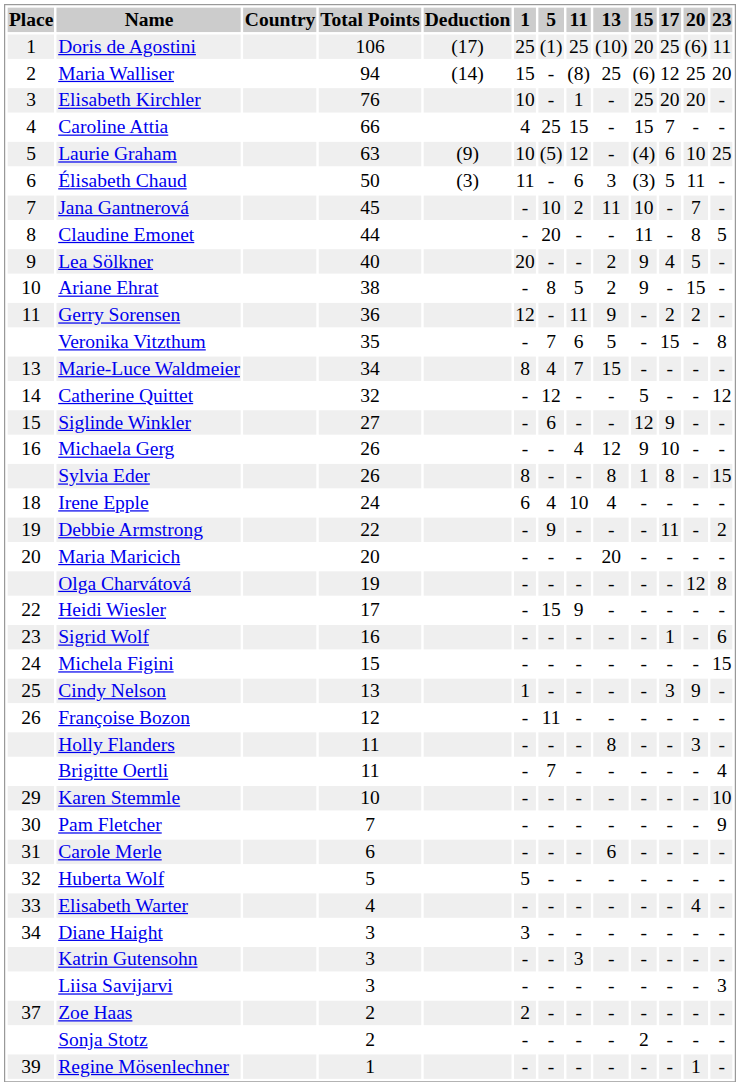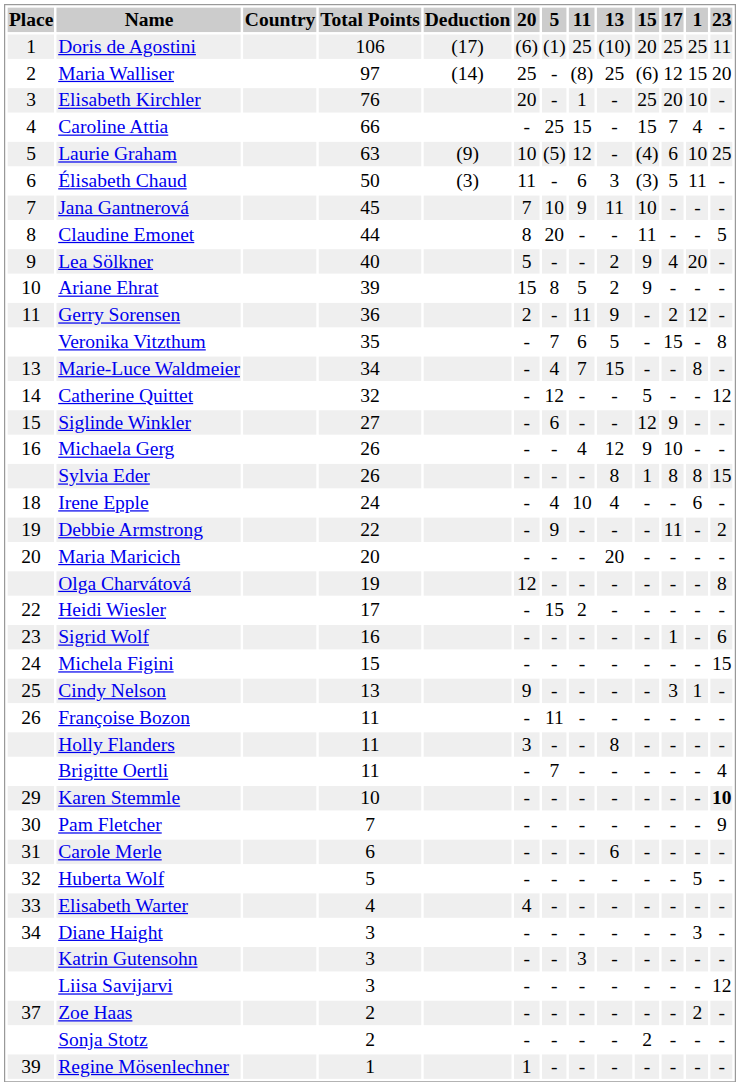columns swapped: (525, 19) <-> (696, 19)
(370, 73) 94 -> (370, 73) 97
(579, 207) 2 -> (582, 207) 9
(370, 288) 38 -> (370, 288) 39
(579, 610) 9 -> (582, 610) 2
(370, 717) 12 -> (370, 717) 11
(722, 798) normal -> (722, 798) bold
(722, 985) 3 -> (722, 985) 12
